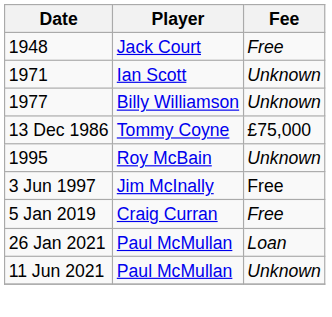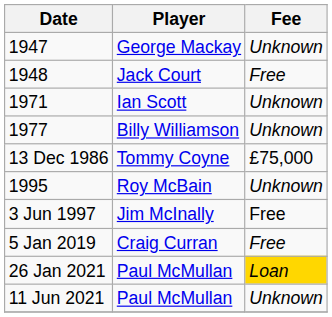+ row: (28, 47)
(267, 242) no background -> (269, 270) gold background
